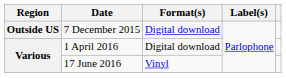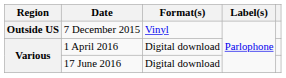(182, 30) Digital download -> (157, 30) Vinyl
(157, 64) Vinyl -> (182, 64) Digital download
